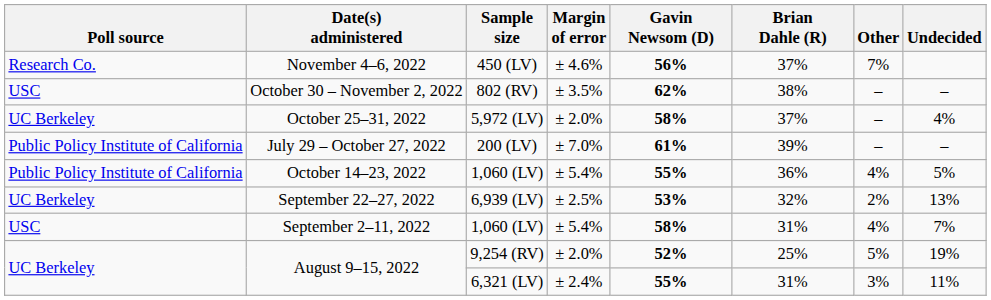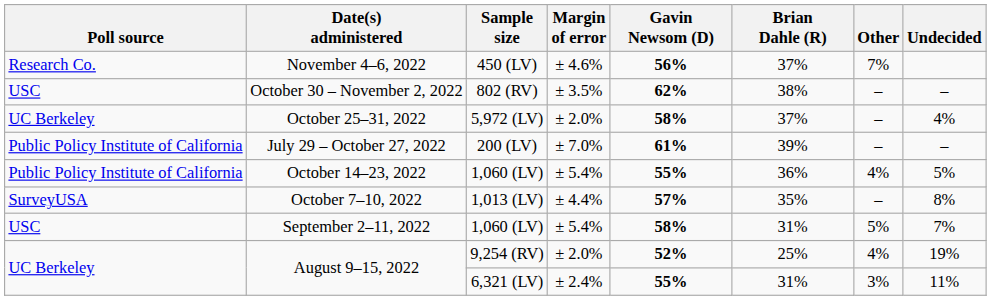+ row: (356, 200)
- row: (356, 200)
(878, 227) 4% -> (878, 227) 5%
(878, 254) 5% -> (878, 254) 4%
